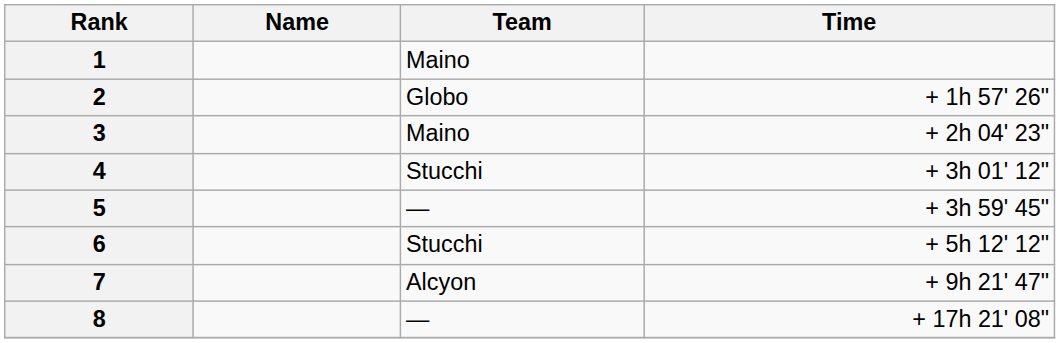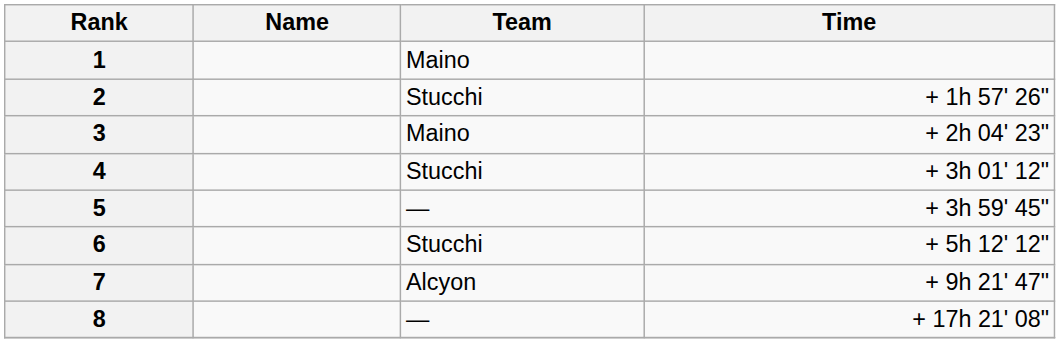(437, 97) Globo -> (444, 97) Stucchi
